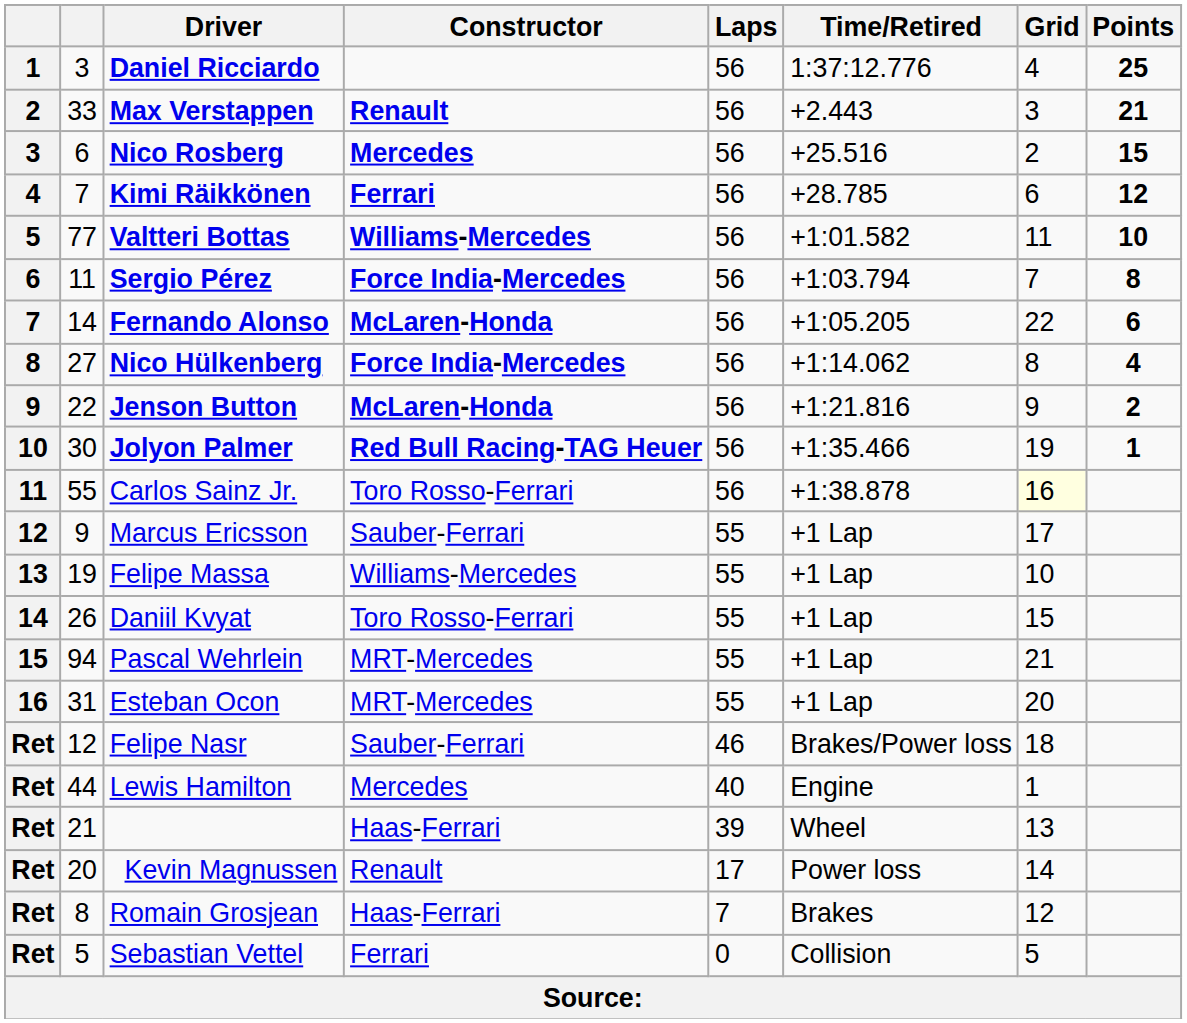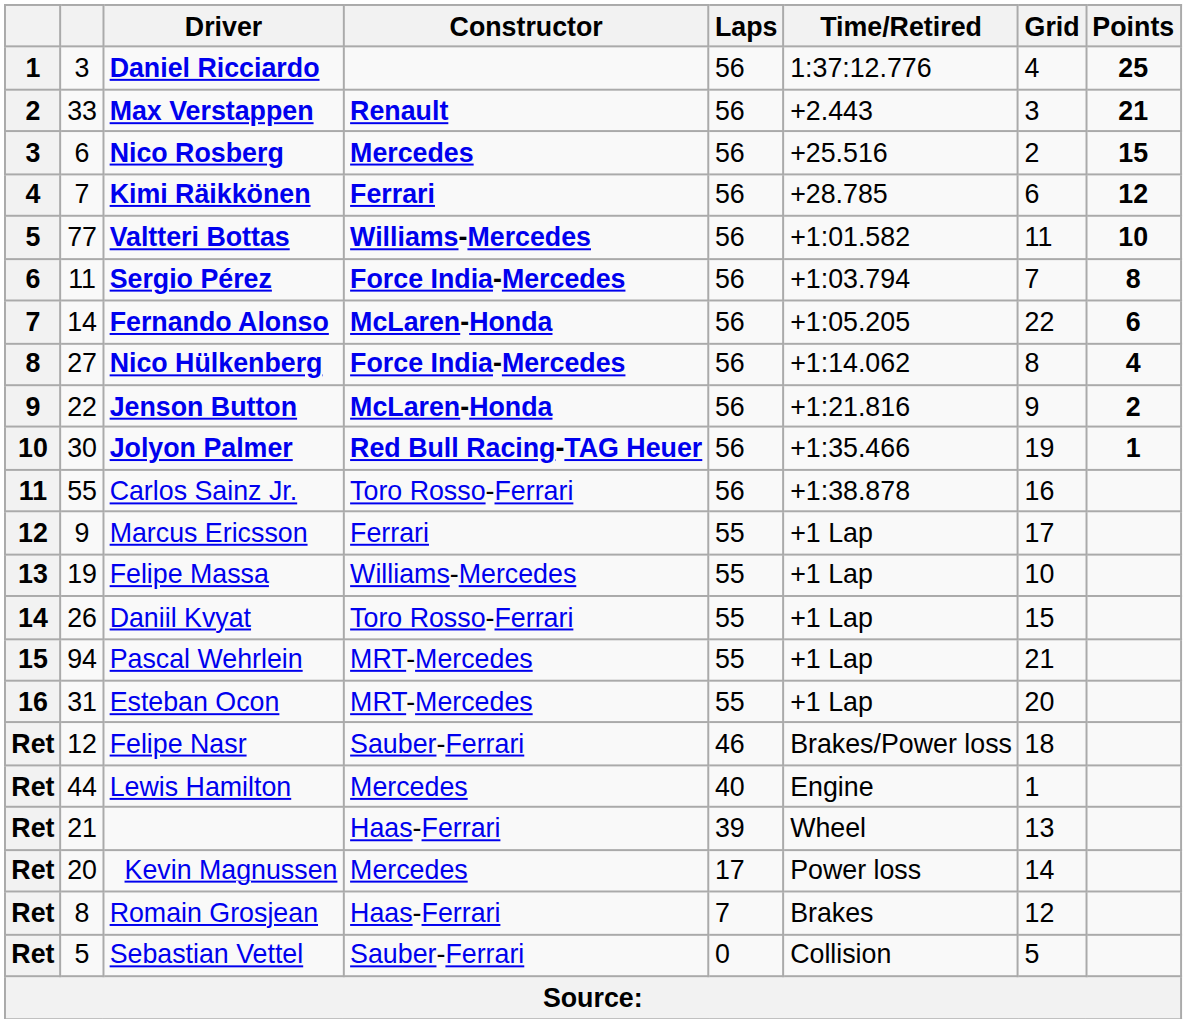(1040, 490) lightyellow background -> (1040, 490) no background
(437, 532) Sauber-Ferrari -> (390, 532) Ferrari
(396, 870) Renault -> (409, 870) Mercedes
(390, 955) Ferrari -> (437, 955) Sauber-Ferrari
